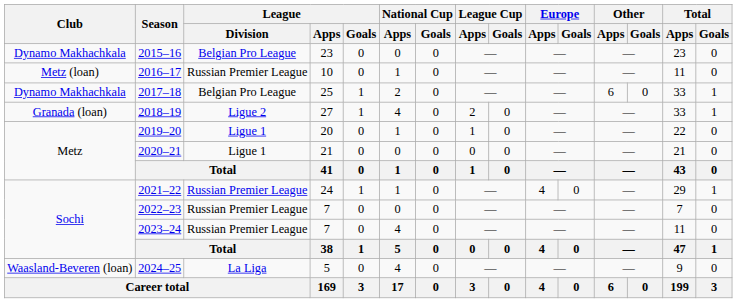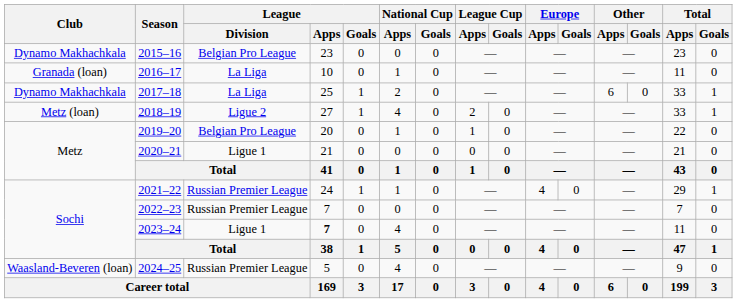(70, 72) Metz (loan) -> (70, 72) Granada (loan)
(247, 72) Russian Premier League -> (247, 72) La Liga
(247, 92) Belgian Pro League -> (247, 92) La Liga
(70, 111) Granada (loan) -> (70, 111) Metz (loan)
(247, 131) Ligue 1 -> (247, 131) Belgian Pro League
(247, 229) Russian Premier League -> (247, 229) Ligue 1
(327, 229) normal -> (327, 229) bold
(247, 268) La Liga -> (247, 268) Russian Premier League
